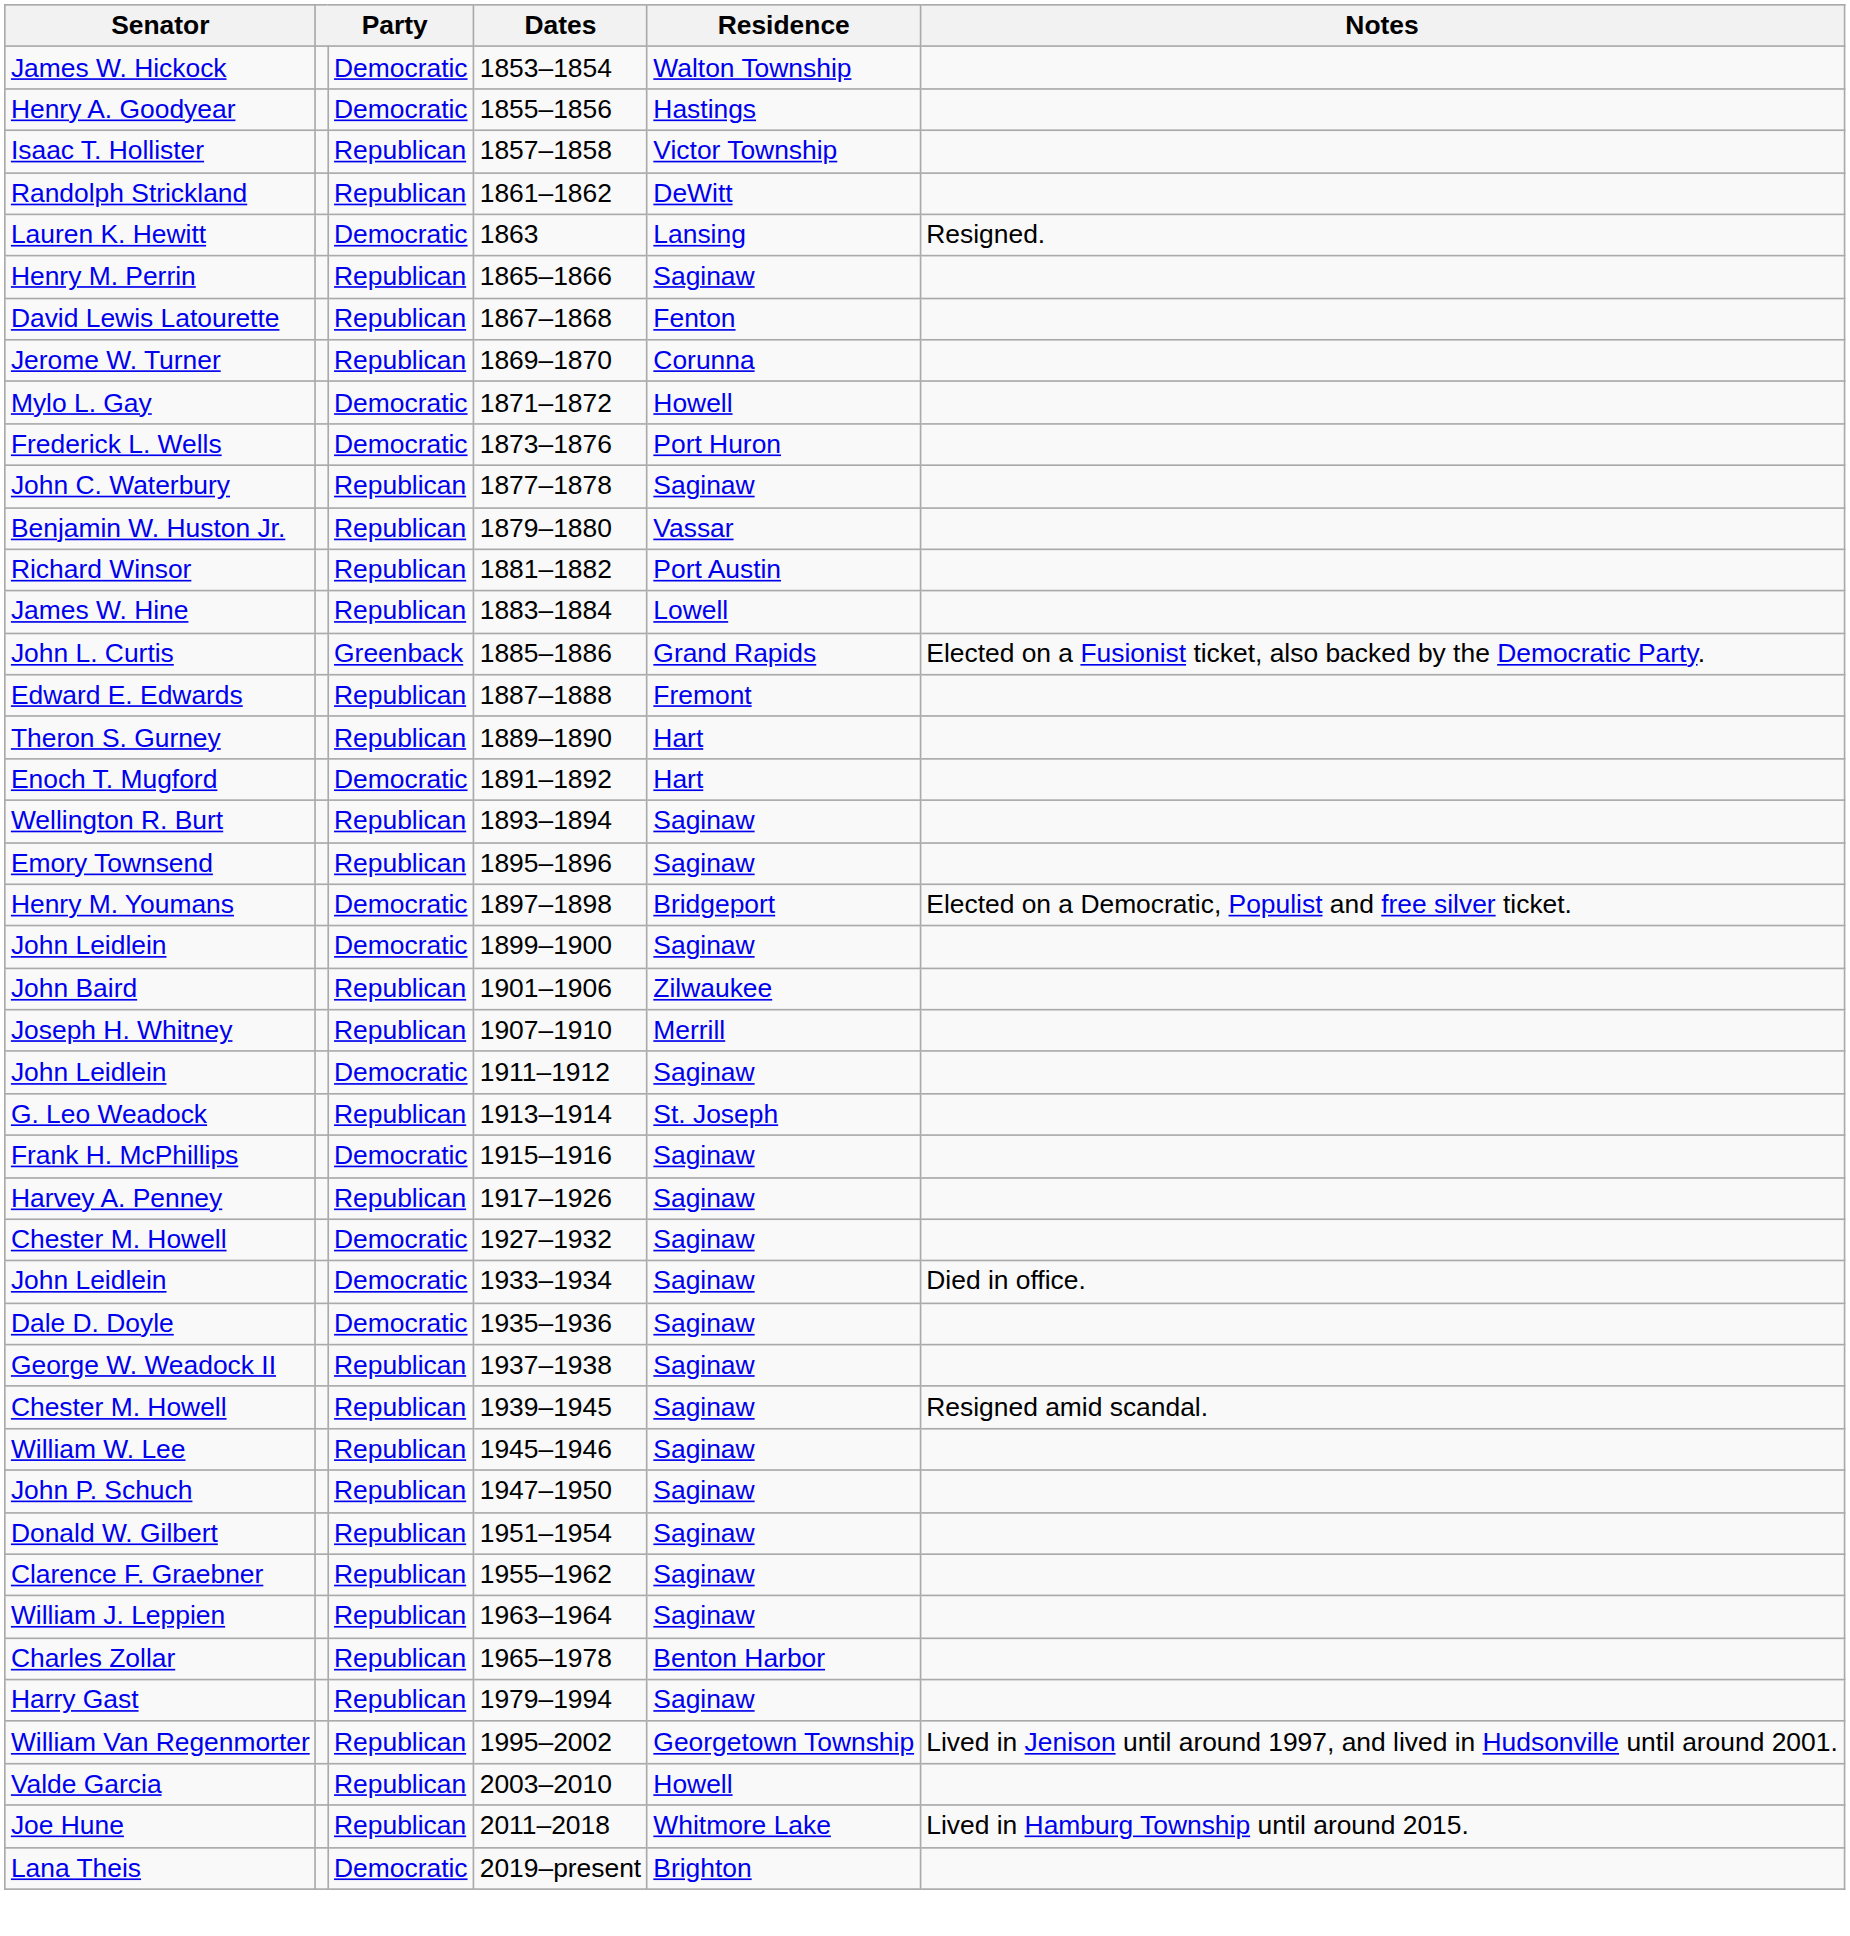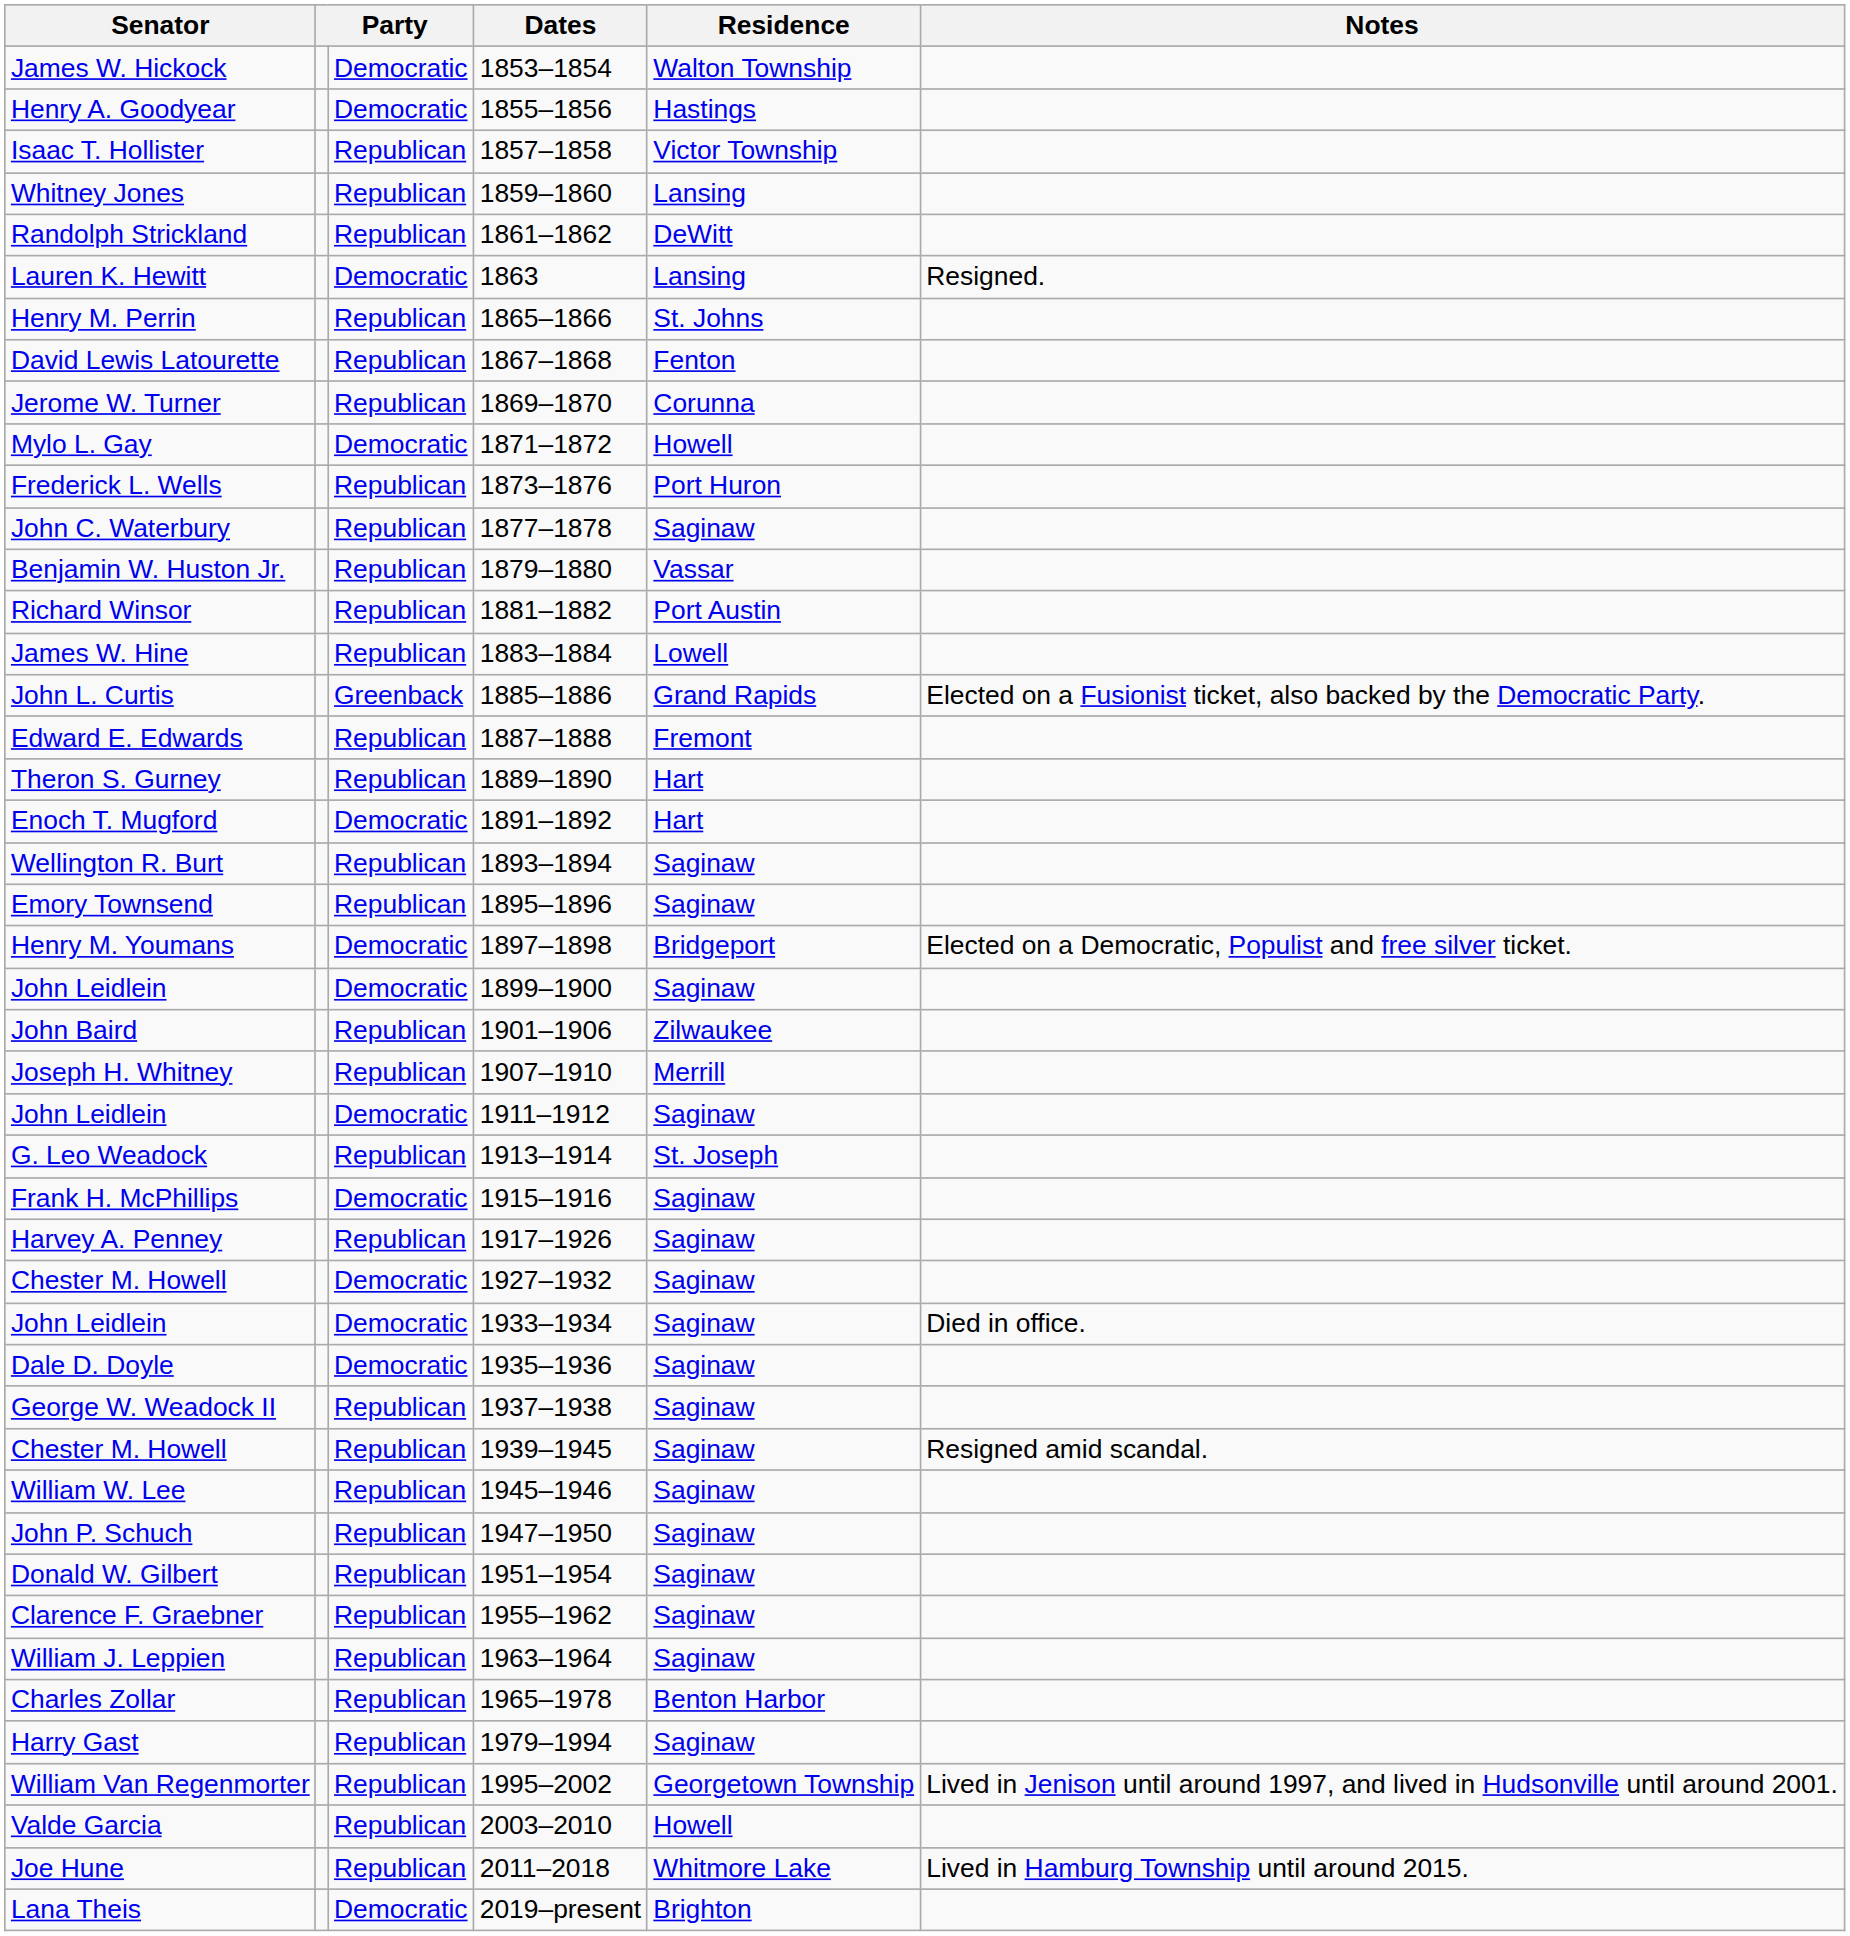+ row: (97, 192)
(704, 276) Saginaw -> (708, 318) St. Johns
(401, 444) Democratic -> (400, 485) Republican
